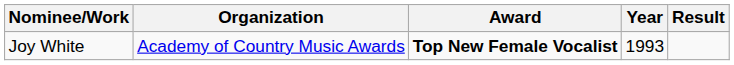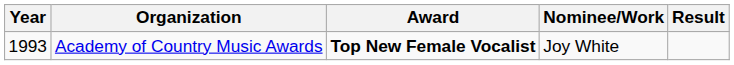columns swapped: (645, 18) <-> (69, 18)
